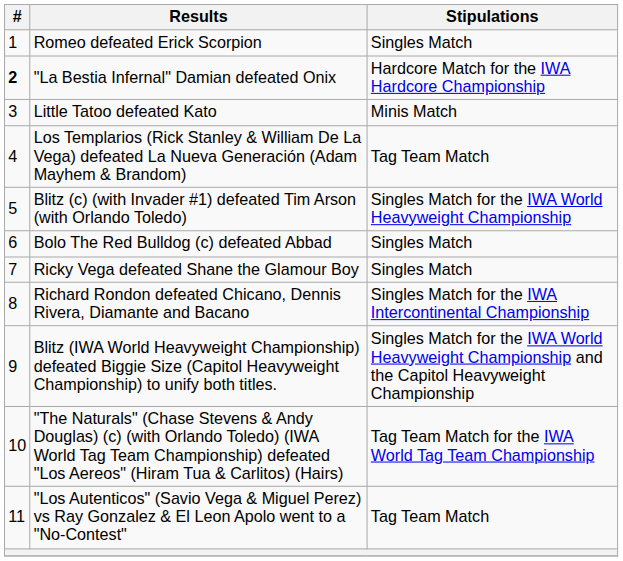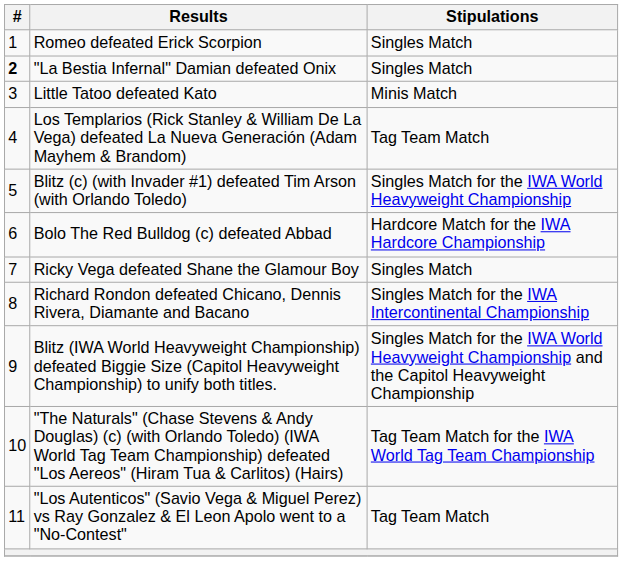(471, 77) Hardcore Match for the IWA Hardcore Championship -> (422, 68) Singles Match
(422, 243) Singles Match -> (471, 234) Hardcore Match for the IWA Hardcore Championship
